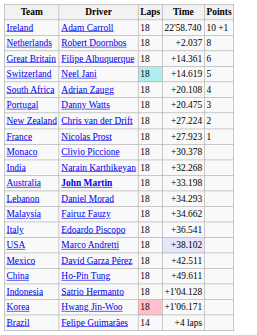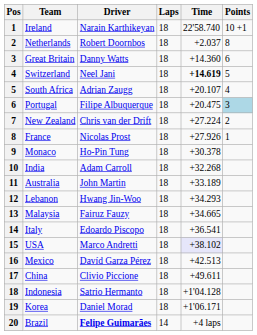+ column: (14, 12)
(87, 27) Adam Carroll -> (117, 27) Narain Karthikeyan
(98, 59) Filipe Albuquerque -> (104, 59) Danny Watts
(187, 59) +14.361 -> (205, 59) +14.360
(145, 74) paleturquoise background -> (163, 74) no background
(187, 74) normal -> (205, 74) bold
(187, 90) +20.108 -> (205, 90) +20.107
(86, 105) Danny Watts -> (116, 105) Filipe Albuquerque
(209, 105) no background -> (227, 105) lightblue background
(187, 136) +27.923 -> (205, 136) +27.926
(91, 152) Clivio Piccione -> (104, 152) Ho-Pin Tung
(99, 167) Narain Karthikeyan -> (106, 167) Adam Carroll
(87, 183) bold -> (103, 183) normal
(187, 183) +33.198 -> (205, 183) +33.189
(88, 198) Daniel Morad -> (110, 198) Hwang Jin-Woo
(187, 214) +34.662 -> (205, 214) +34.665
(187, 261) +42.511 -> (205, 261) +42.513
(86, 276) Ho-Pin Tung -> (109, 276) Clivio Piccione
(92, 307) Hwang Jin-Woo -> (106, 307) Daniel Morad
(145, 307) pink background -> (163, 307) no background
(95, 323) normal -> (116, 323) bold
